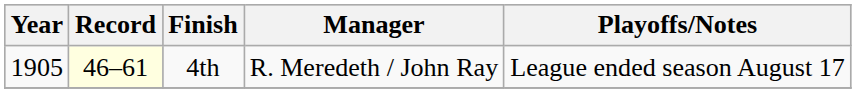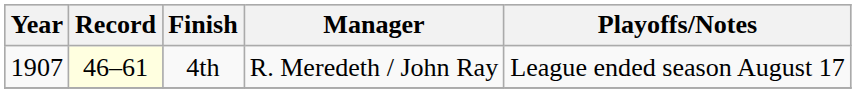(37, 66) 1905 -> (37, 66) 1907
